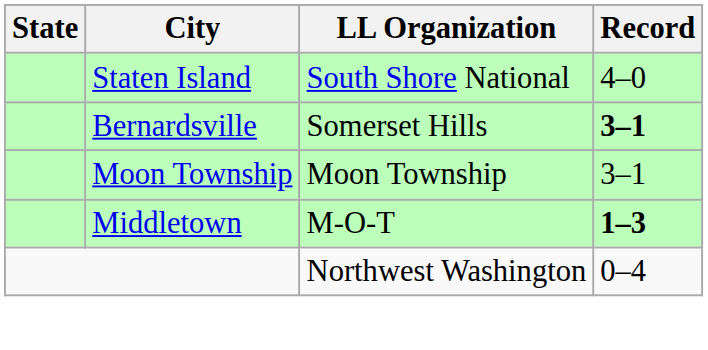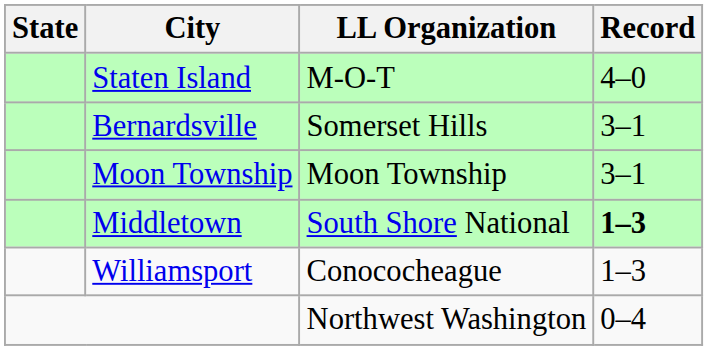(438, 77) South Shore National -> (351, 77) M-O-T
(623, 125) bold -> (623, 125) normal
(351, 222) M-O-T -> (438, 222) South Shore National
+ row: (172, 271)
